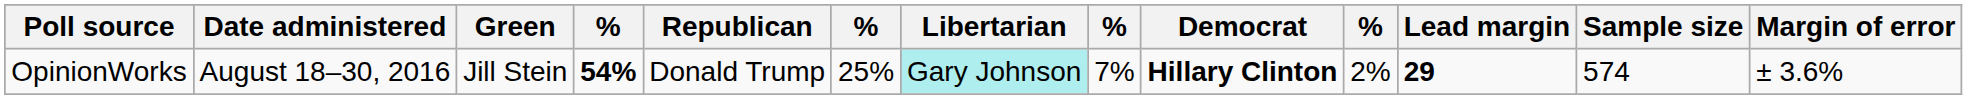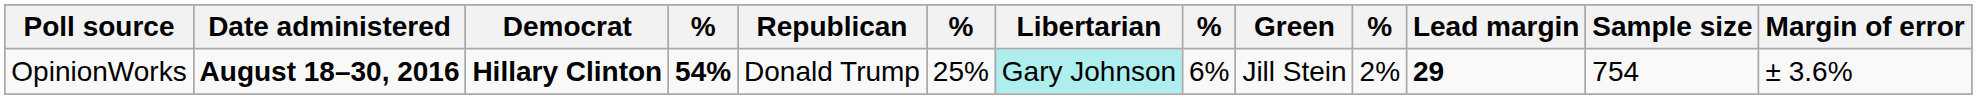columns swapped: (1242, 26) <-> (515, 26)
(325, 71) normal -> (330, 71) bold
(1114, 71) 7% -> (1209, 71) 6%
(1606, 71) 574 -> (1616, 71) 754
